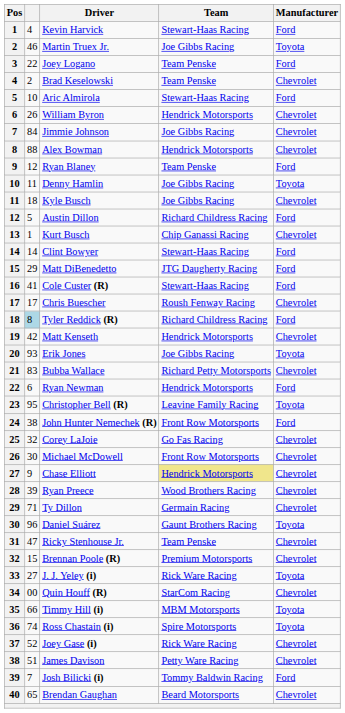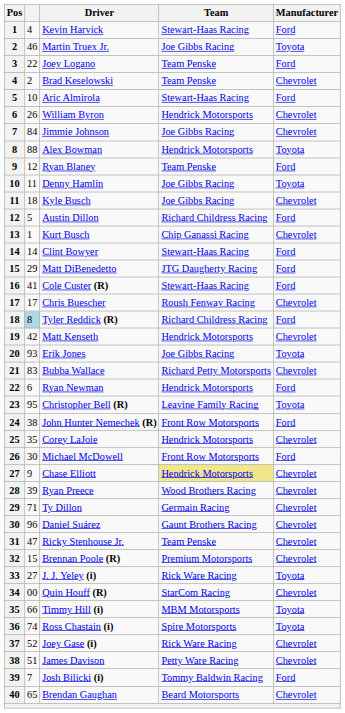(296, 149) Chevrolet -> (290, 149) Toyota
(32, 439) 32 -> (32, 439) 35
(192, 439) Go Fas Racing -> (207, 439) Hendrick Motorsports
(296, 456) Chevrolet -> (286, 456) Ford
(290, 524) Toyota -> (296, 524) Chevrolet
